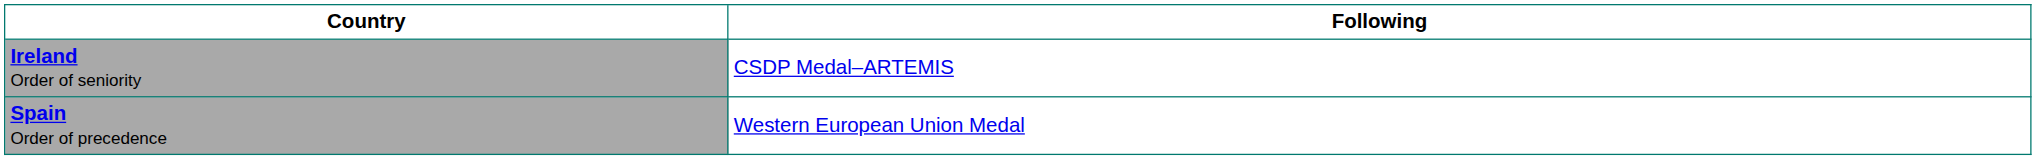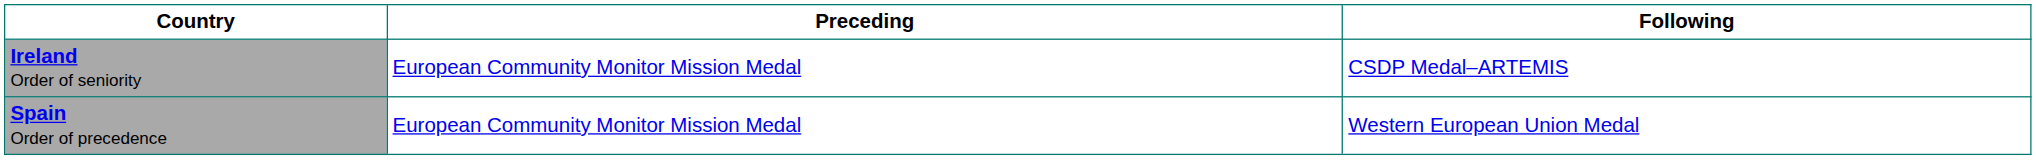+ column: (865, 21)
